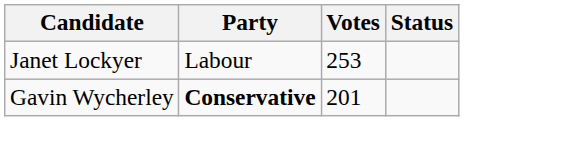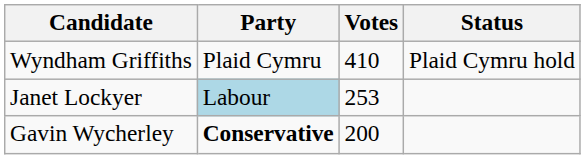+ row: (101, 60)
(218, 60) no background -> (236, 97) lightblue background
(344, 97) 201 -> (362, 134) 200
